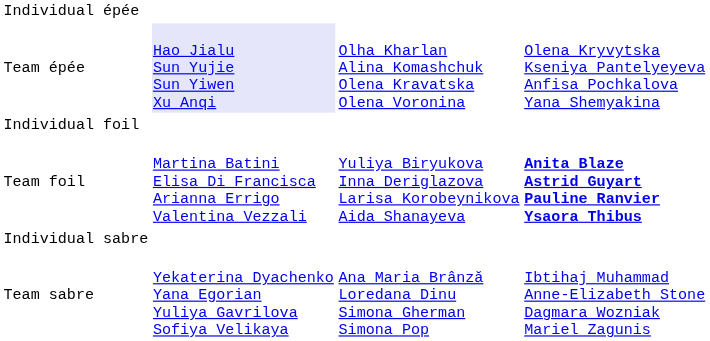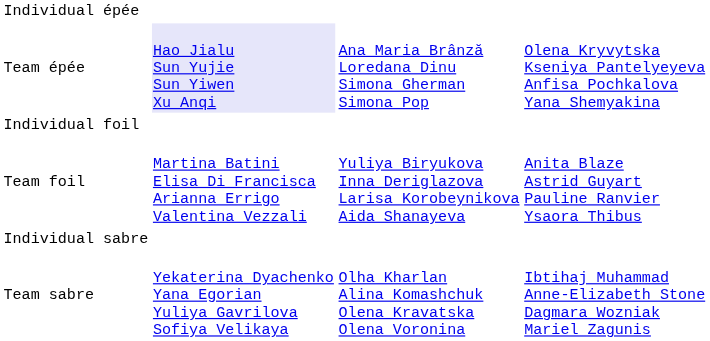(411, 77) Olha Kharlan Alina Komashchuk Olena Kravatska Olena Voronina -> (411, 77) Ana Maria Brânză Loredana Dinu Simona Gherman Simona Pop
(592, 190) bold -> (592, 190) normal
(411, 304) Ana Maria Brânză Loredana Dinu Simona Gherman Simona Pop -> (411, 304) Olha Kharlan Alina Komashchuk Olena Kravatska Olena Voronina
